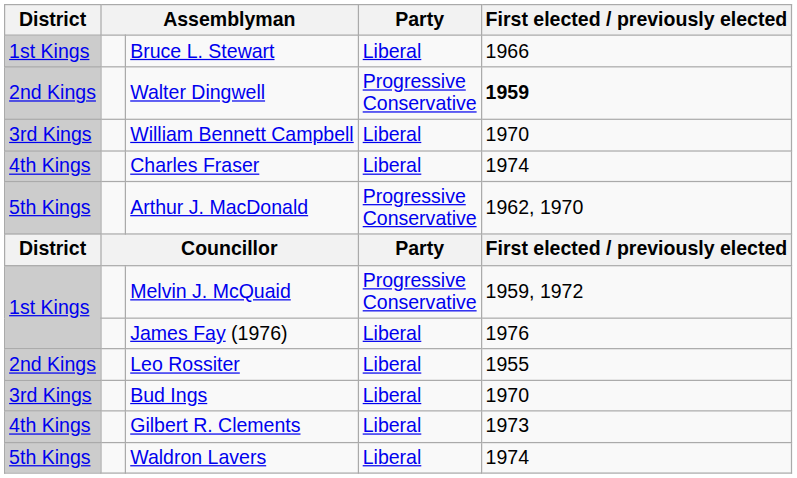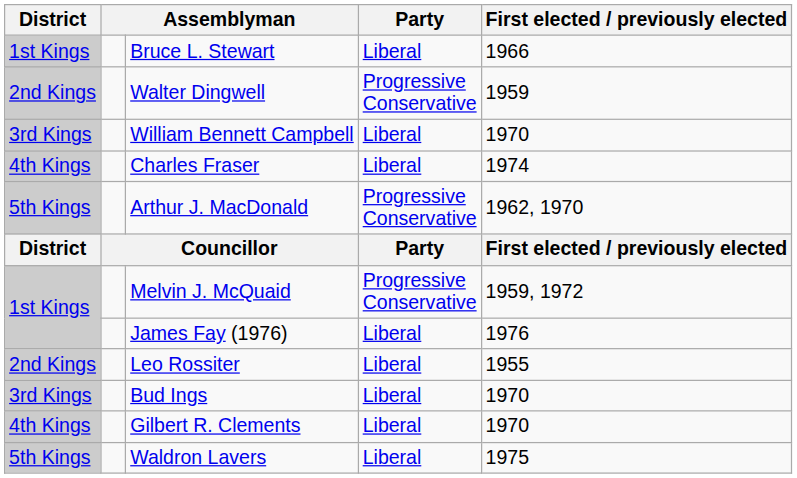(507, 92) bold -> (507, 92) normal
(507, 426) 1973 -> (507, 426) 1970
(507, 457) 1974 -> (507, 457) 1975
